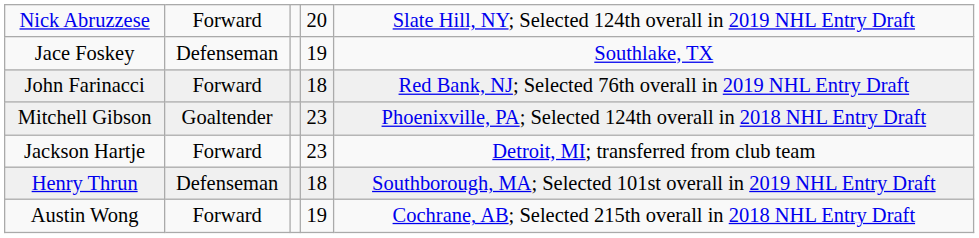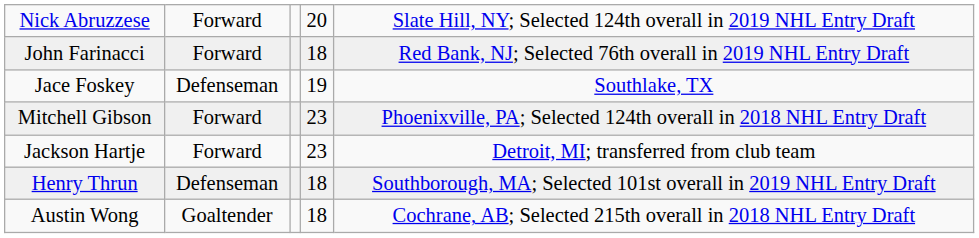rows swapped: (85, 85) <-> (85, 53)
(227, 118) Goaltender -> (227, 118) Forward
(227, 215) Forward -> (227, 215) Goaltender
(317, 215) 19 -> (317, 215) 18
